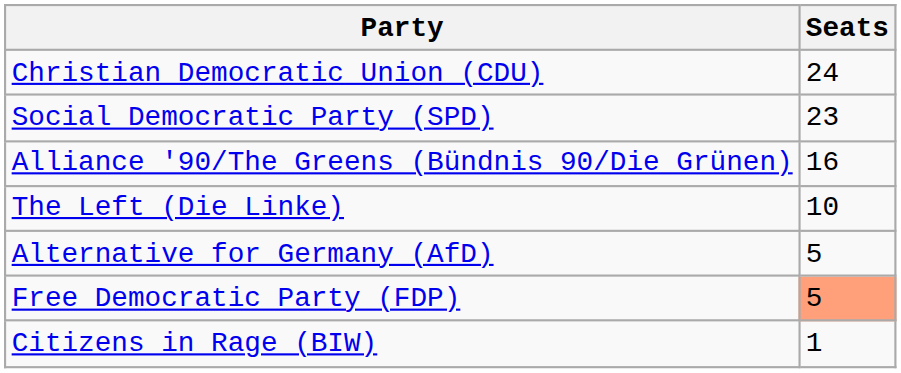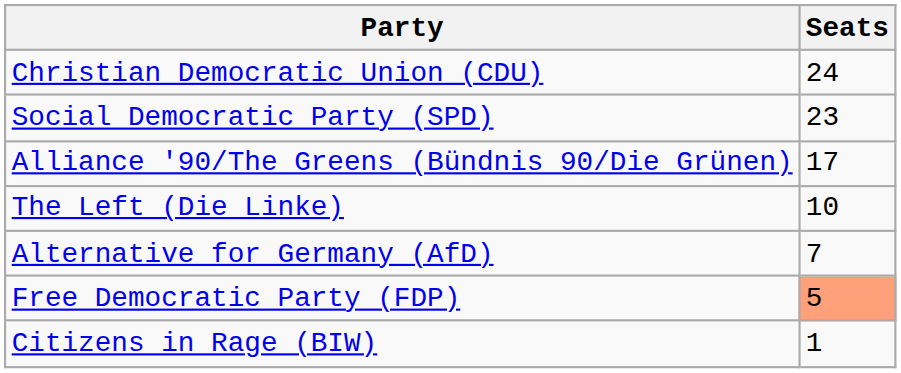(822, 163) 16 -> (822, 163) 17
(814, 253) 5 -> (814, 253) 7
